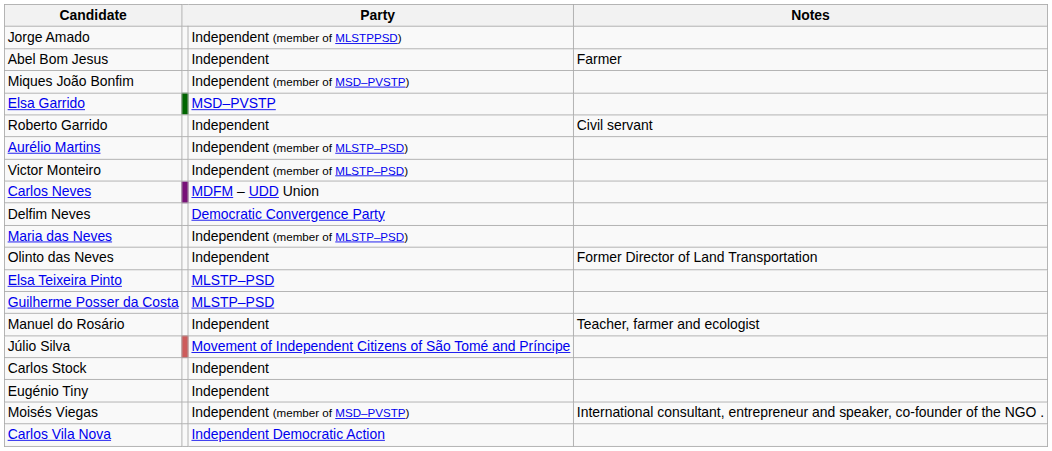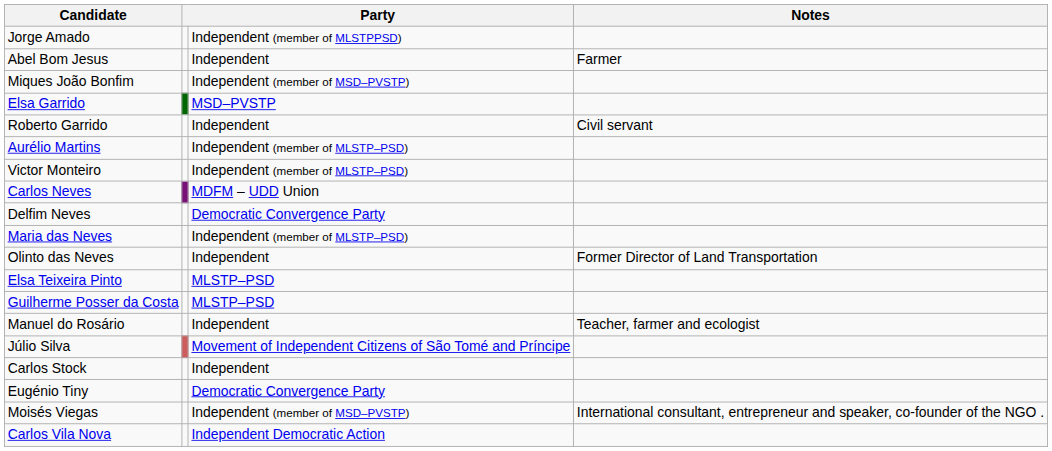(230, 390) Independent -> (288, 390) Democratic Convergence Party
